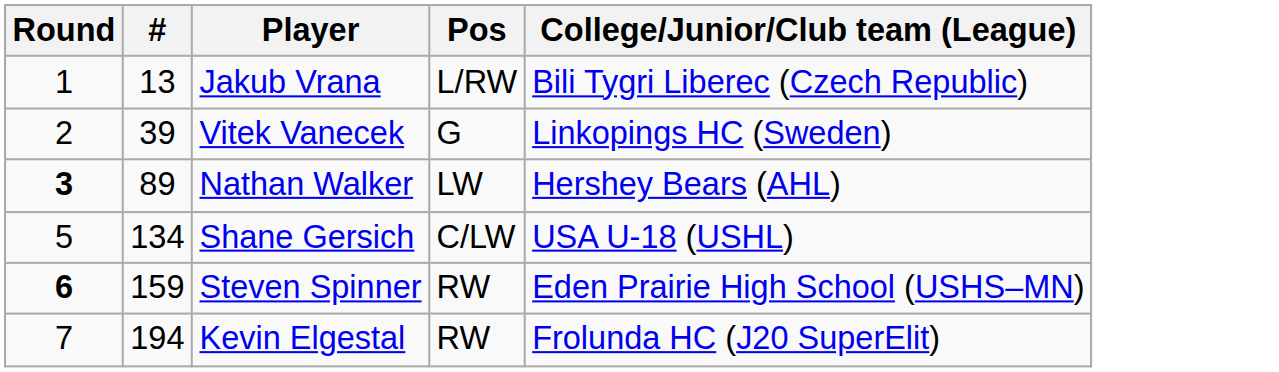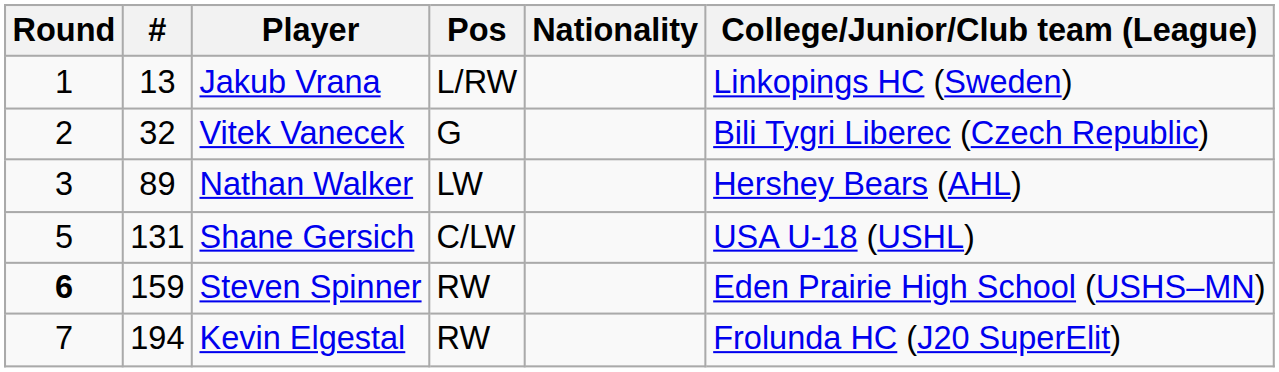+ column: (615, 30)
(780, 81) Bili Tygri Liberec (Czech Republic) -> (893, 81) Linkopings HC (Sweden)
(157, 133) 39 -> (157, 133) 32
(712, 133) Linkopings HC (Sweden) -> (961, 133) Bili Tygri Liberec (Czech Republic)
(64, 184) bold -> (64, 184) normal
(157, 236) 134 -> (157, 236) 131
